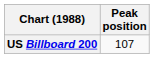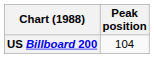(125, 44) 107 -> (125, 44) 104
